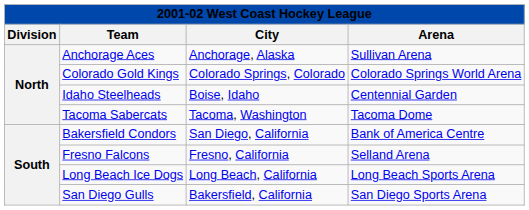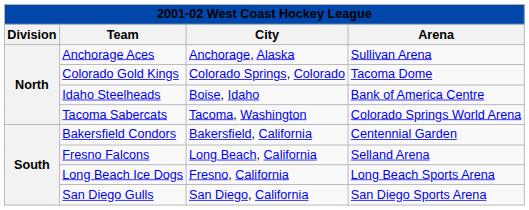(436, 74) Colorado Springs World Arena -> (392, 74) Tacoma Dome
(404, 94) Centennial Garden -> (418, 94) Bank of America Centre
(392, 114) Tacoma Dome -> (436, 114) Colorado Springs World Arena
(249, 134) San Diego, California -> (250, 134) Bakersfield, California
(418, 134) Bank of America Centre -> (404, 134) Centennial Garden
(239, 154) Fresno, California -> (253, 154) Long Beach, California
(253, 174) Long Beach, California -> (239, 174) Fresno, California
(250, 194) Bakersfield, California -> (249, 194) San Diego, California
